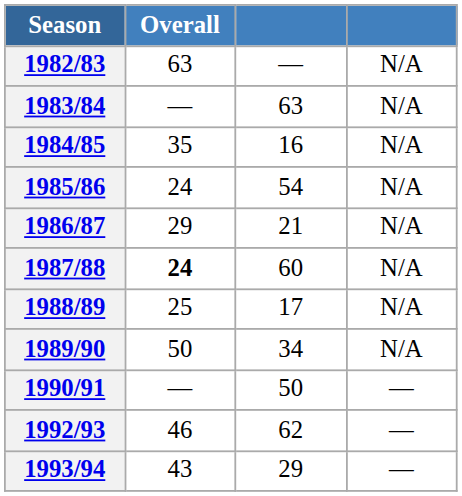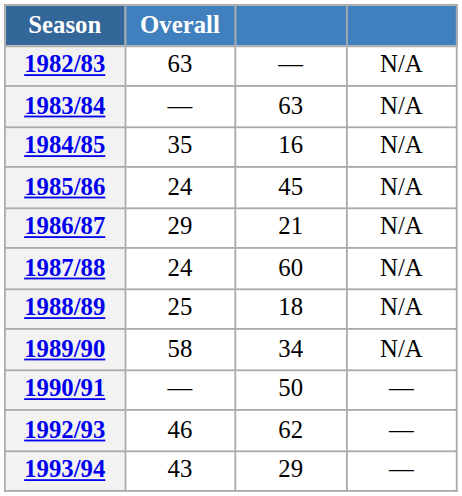(291, 186) 54 -> (291, 186) 45
(180, 267) bold -> (180, 267) normal
(291, 308) 17 -> (291, 308) 18
(180, 348) 50 -> (180, 348) 58
